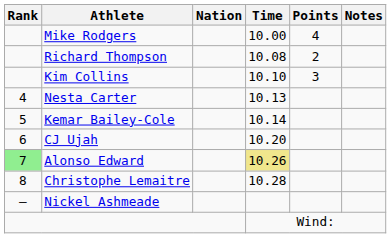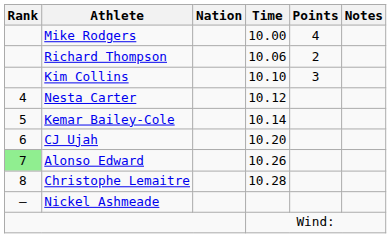(267, 56) 10.08 -> (267, 56) 10.06
(267, 98) 10.13 -> (267, 98) 10.12
(267, 160) khaki background -> (267, 160) no background
